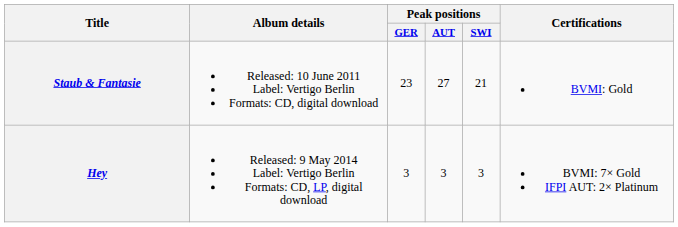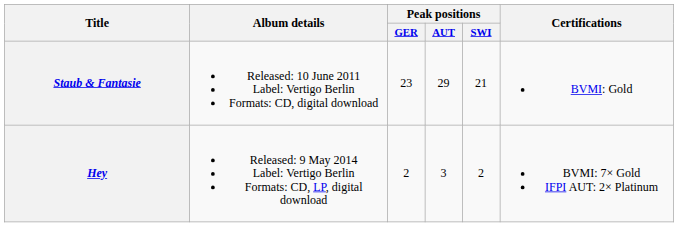(444, 83) 27 -> (444, 83) 29
(406, 173) 3 -> (406, 173) 2
(481, 173) 3 -> (481, 173) 2
